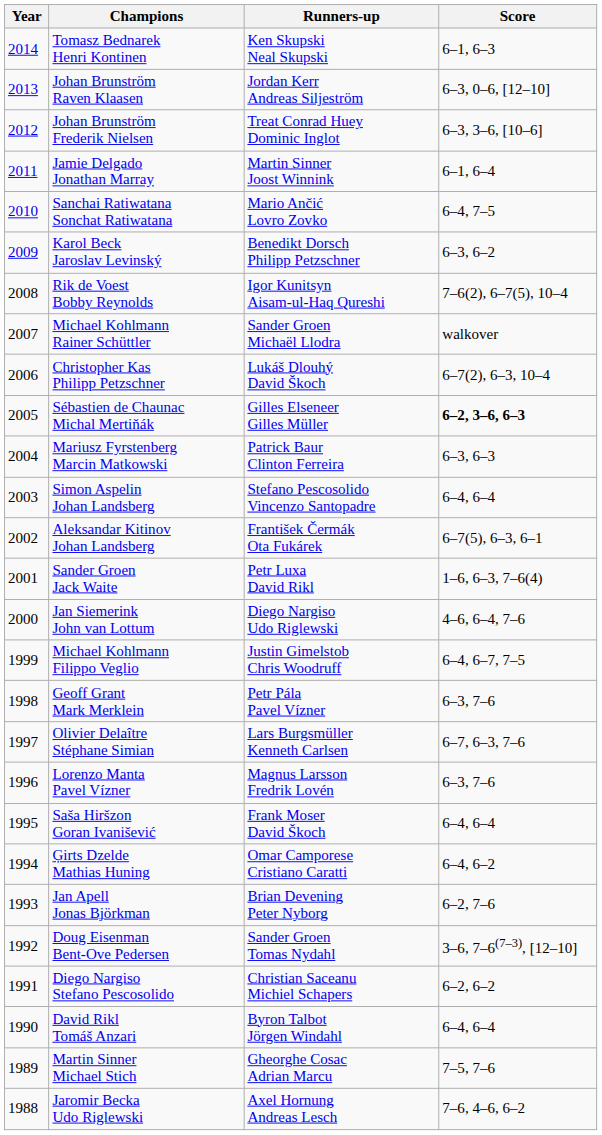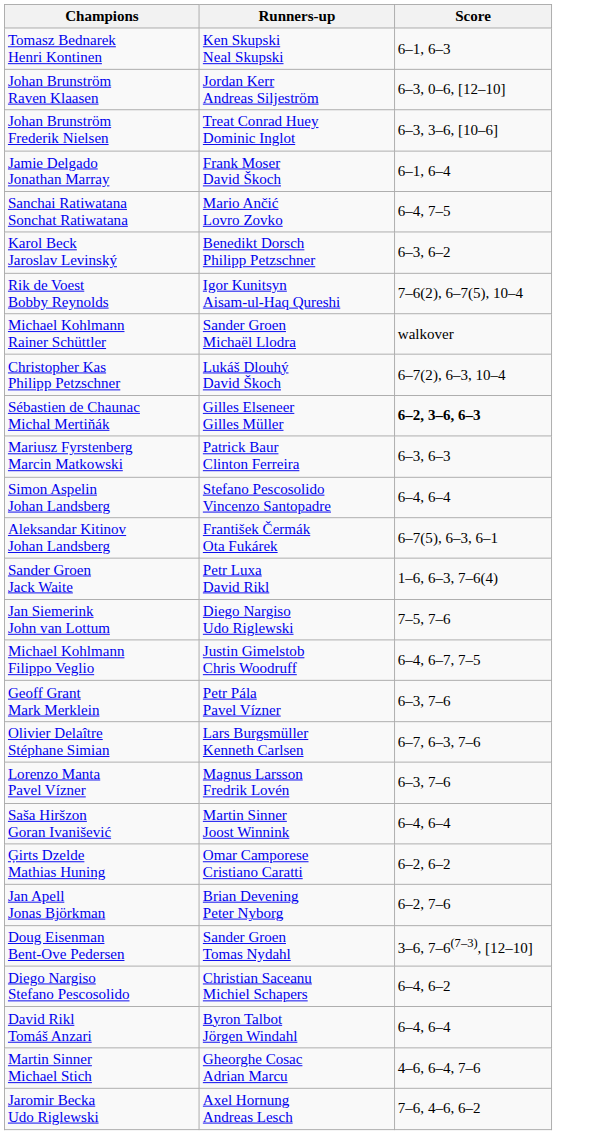- column: (27, 16)
(291, 171) Martin Sinner Joost Winnink -> (242, 171) Frank Moser David Škoch
(484, 619) 4–6, 6–4, 7–6 -> (424, 619) 7–5, 7–6
(286, 823) Frank Moser David Škoch -> (246, 823) Martin Sinner Joost Winnink
(469, 864) 6–4, 6–2 -> (424, 864) 6–2, 6–2
(469, 986) 6–2, 6–2 -> (424, 986) 6–4, 6–2
(469, 1068) 7–5, 7–6 -> (439, 1068) 4–6, 6–4, 7–6
